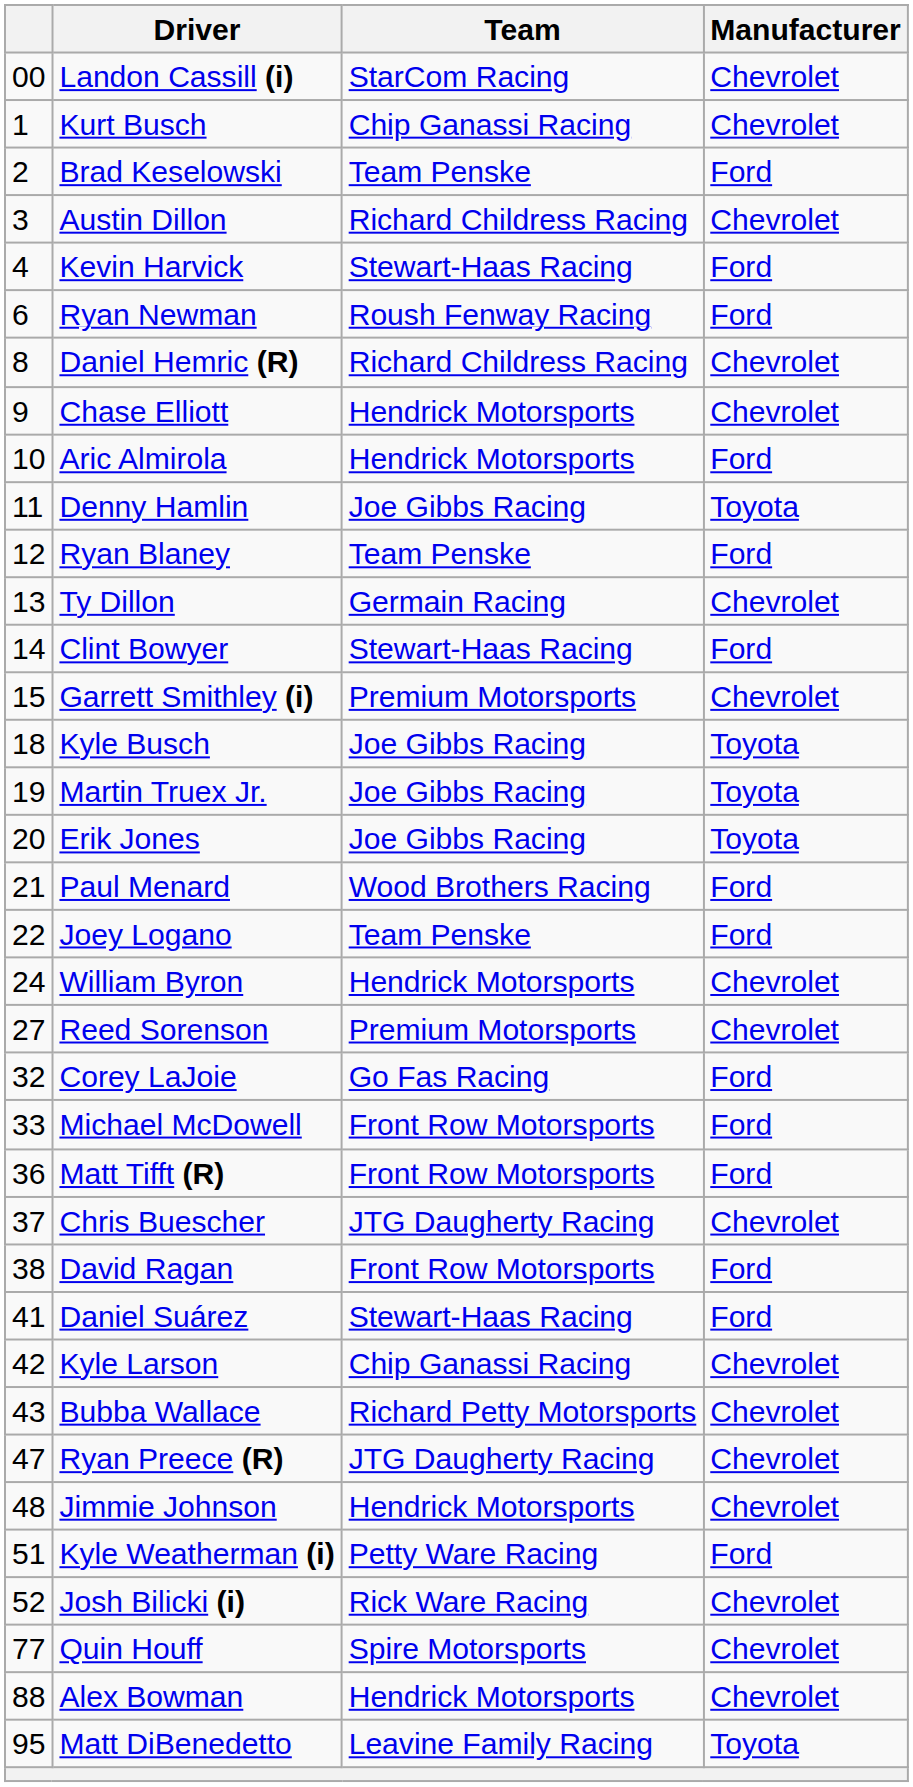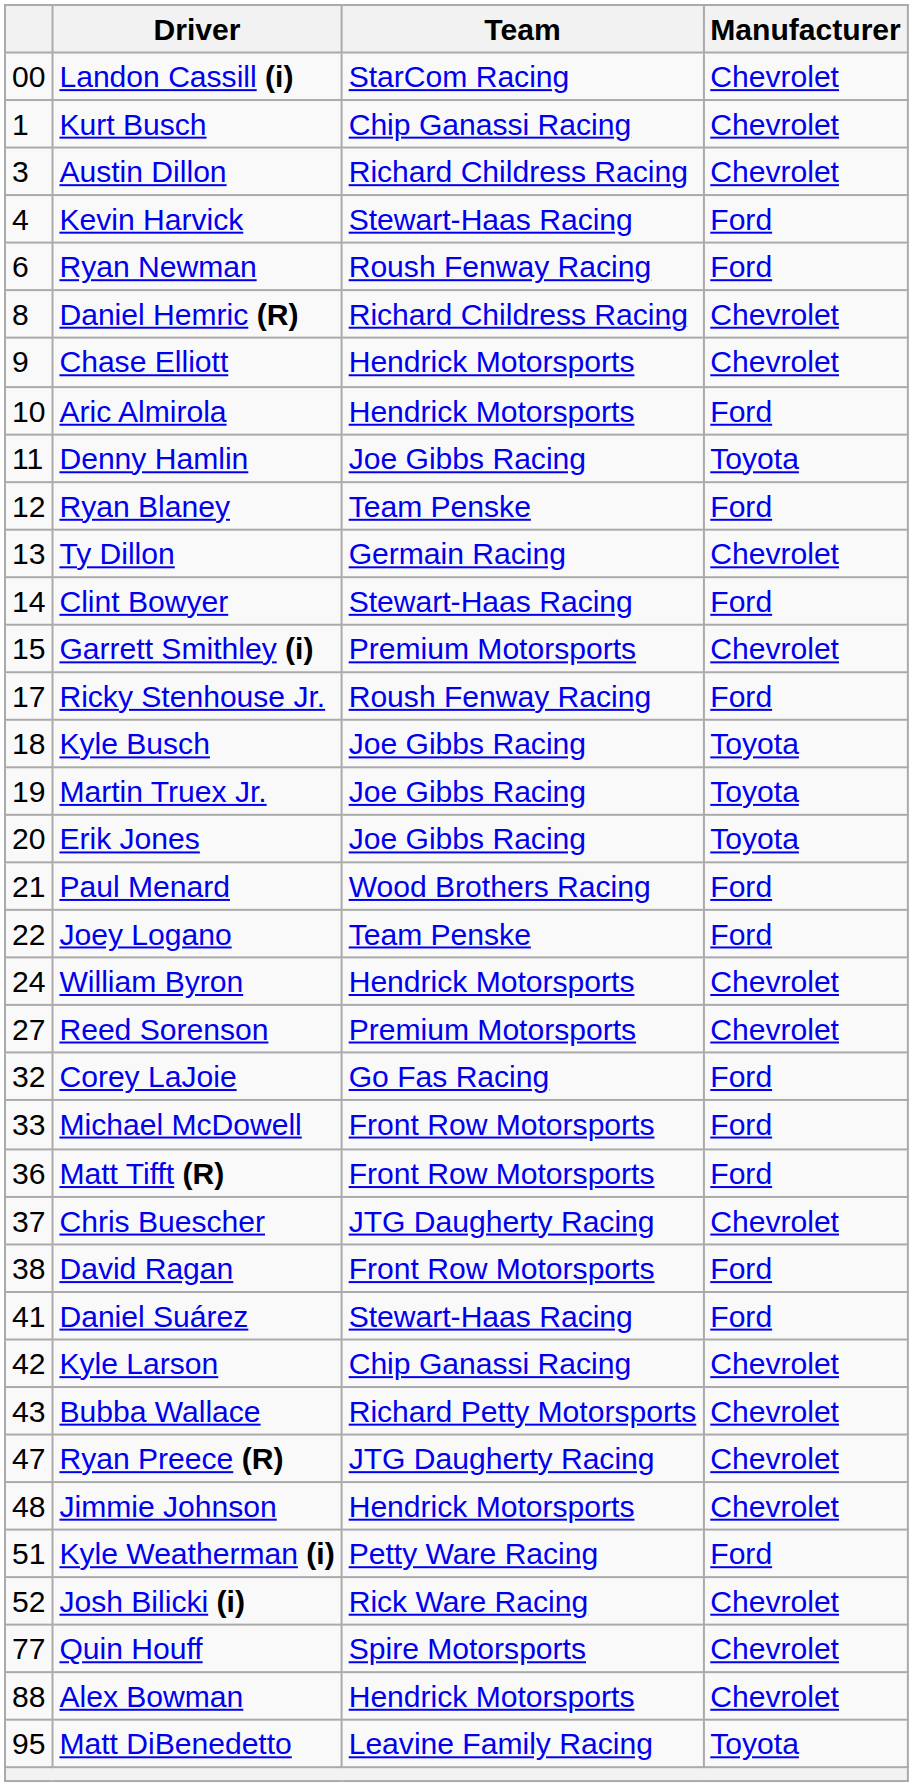- row: (171, 172)
+ row: (192, 696)
